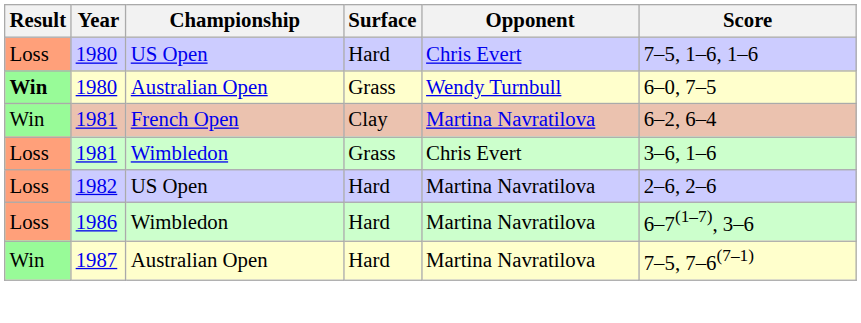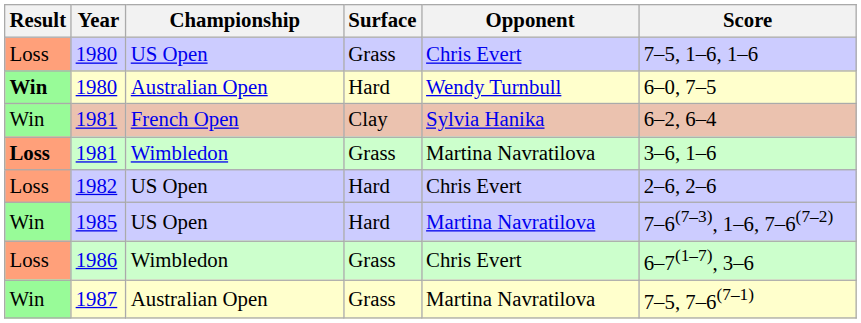(369, 53) Hard -> (372, 53) Grass
(372, 86) Grass -> (369, 86) Hard
(511, 119) Martina Navratilova -> (485, 119) Sylvia Hanika
(29, 152) normal -> (30, 152) bold
(474, 152) Chris Evert -> (511, 152) Martina Navratilova
(511, 185) Martina Navratilova -> (474, 185) Chris Evert
+ row: (96, 221)
(369, 221) Hard -> (372, 260) Grass
(511, 221) Martina Navratilova -> (474, 260) Chris Evert
(369, 260) Hard -> (372, 298) Grass
